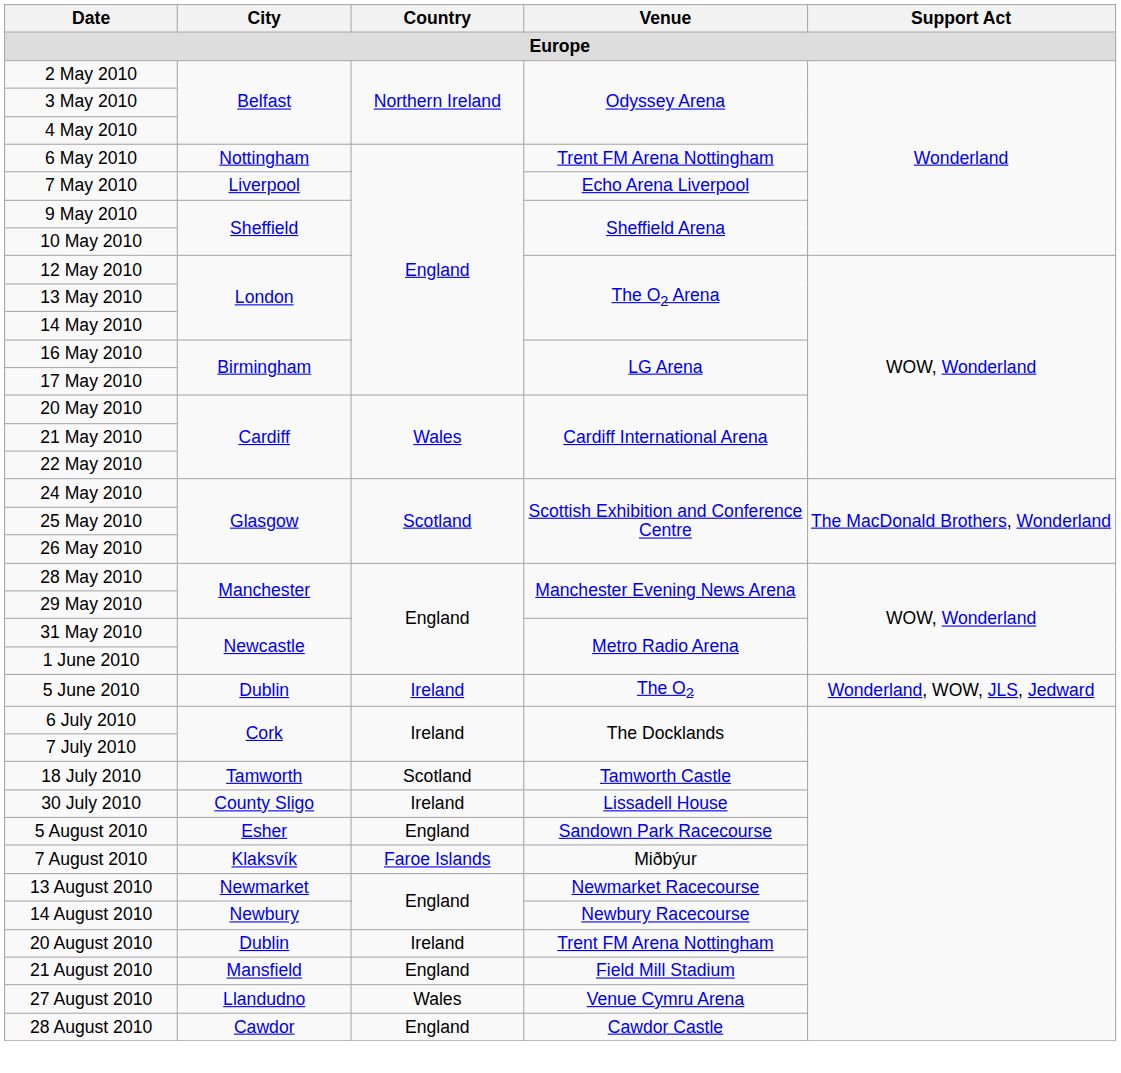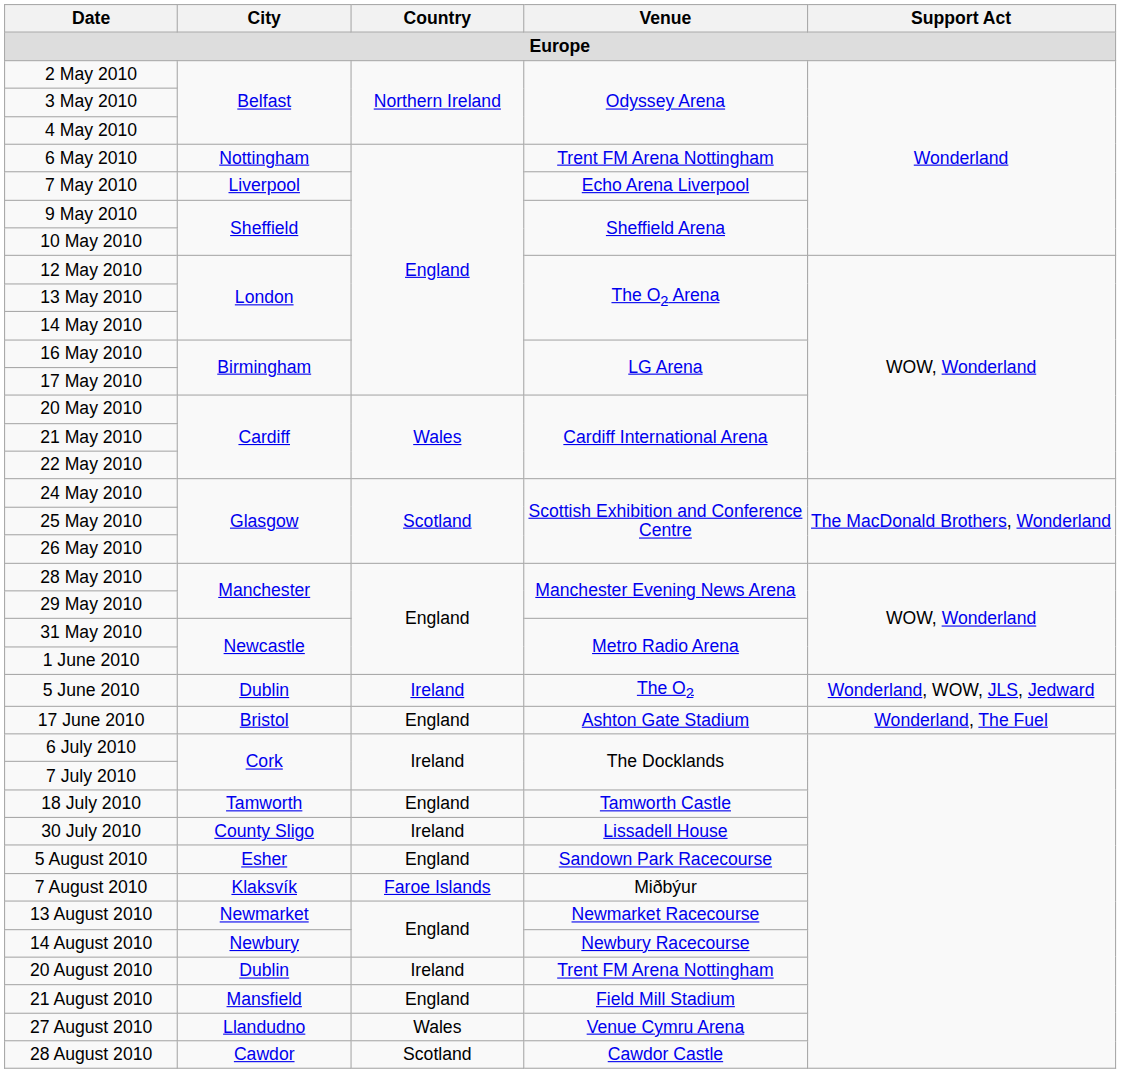+ row: (91, 719)
(437, 775) Scotland -> (437, 803) England
(437, 1026) England -> (437, 1054) Scotland
